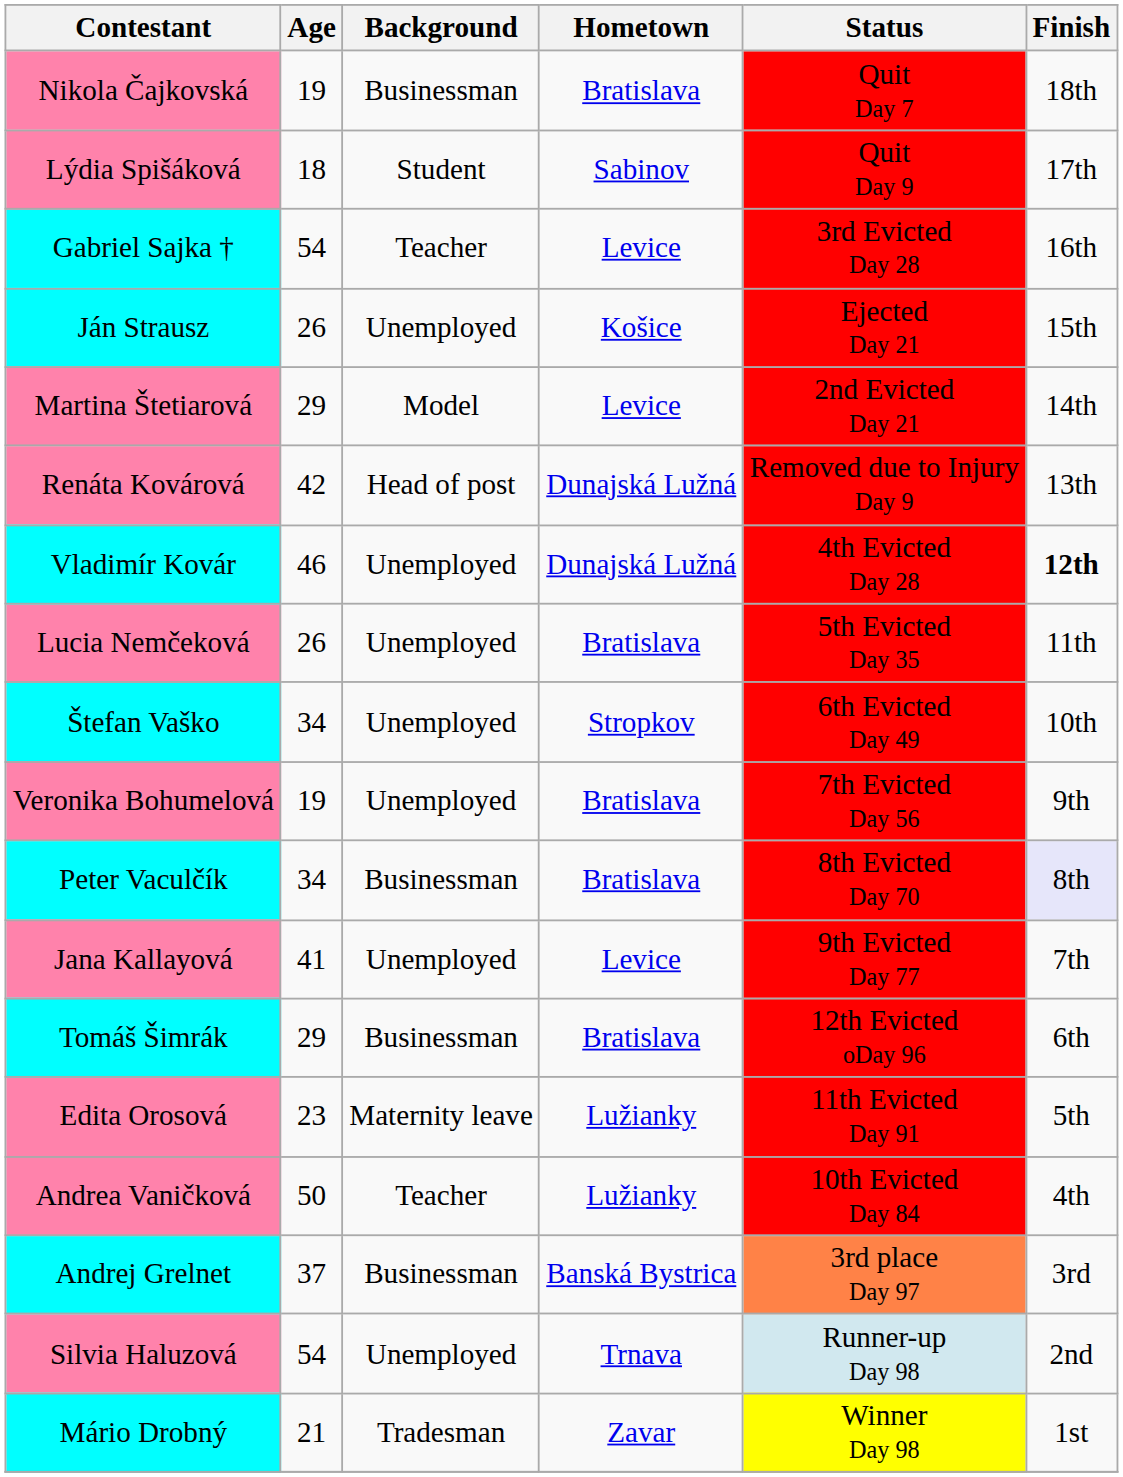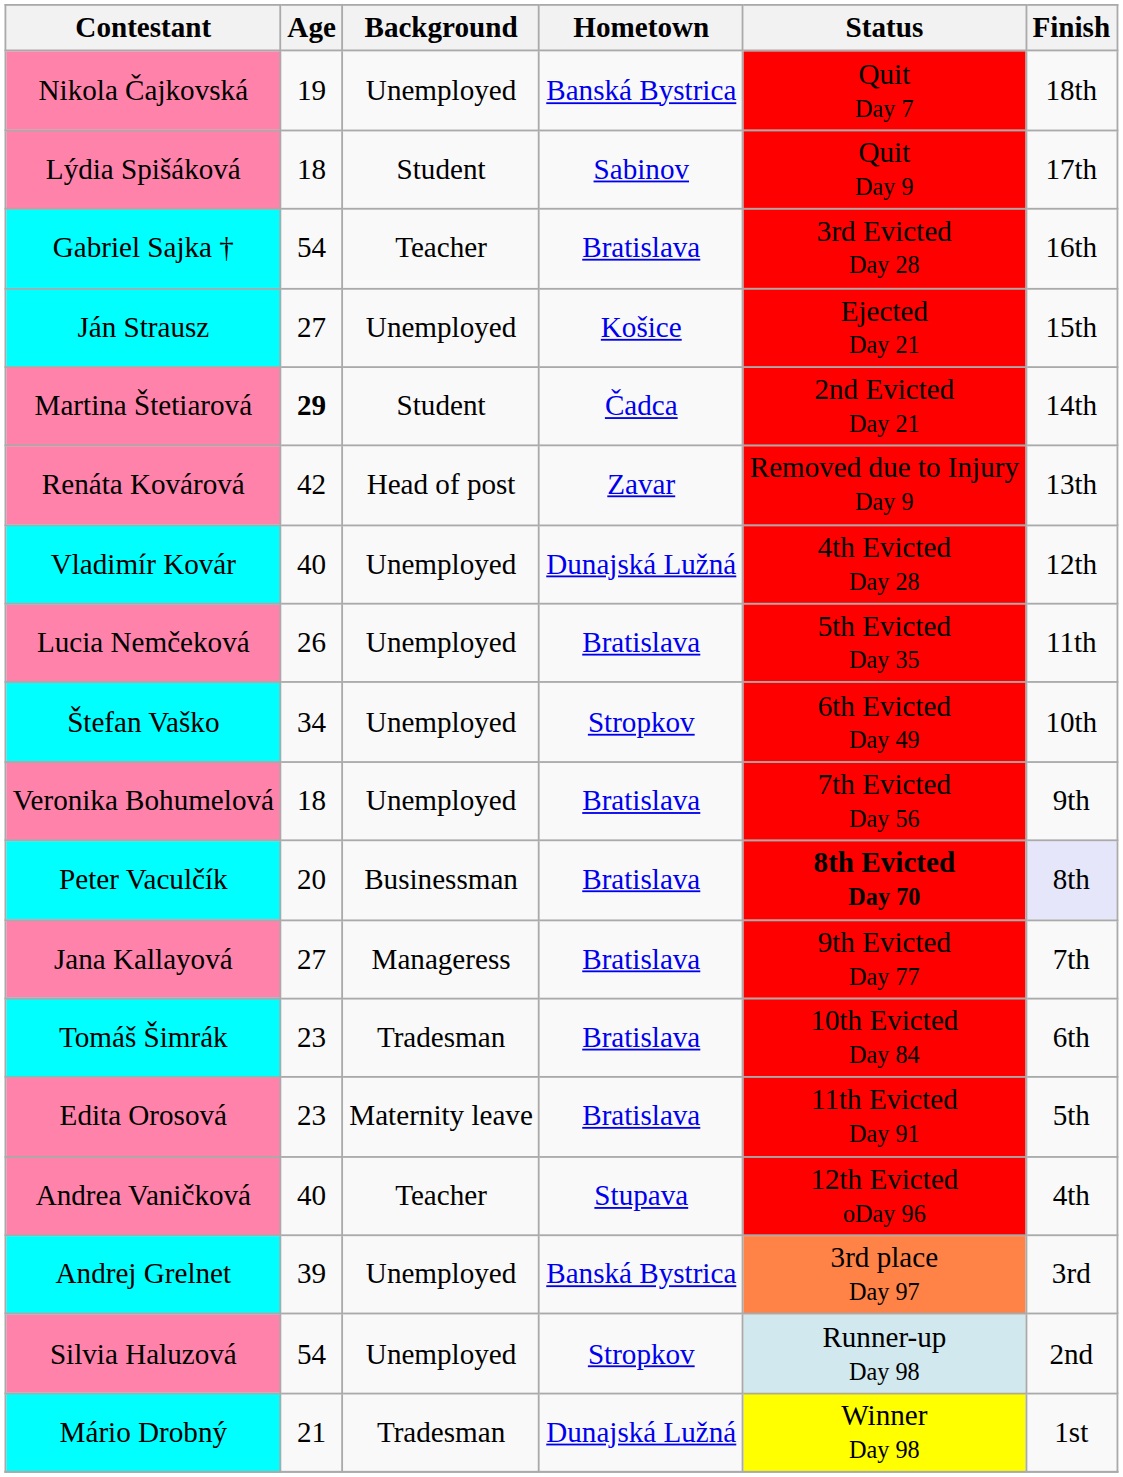(441, 90) Businessman -> (441, 90) Unemployed
(641, 90) Bratislava -> (641, 90) Banská Bystrica
(641, 248) Levice -> (641, 248) Bratislava
(312, 326) 26 -> (312, 326) 27
(312, 405) normal -> (312, 405) bold
(441, 405) Model -> (441, 405) Student
(641, 405) Levice -> (641, 405) Čadca
(641, 484) Dunajská Lužná -> (641, 484) Zavar
(312, 563) 46 -> (312, 563) 40
(1071, 563) bold -> (1071, 563) normal
(312, 800) 19 -> (312, 800) 18
(312, 879) 34 -> (312, 879) 20
(884, 879) normal -> (884, 879) bold
(312, 958) 41 -> (312, 958) 27
(441, 958) Unemployed -> (441, 958) Manageress
(641, 958) Levice -> (641, 958) Bratislava
(312, 1037) 29 -> (312, 1037) 23
(441, 1037) Businessman -> (441, 1037) Tradesman
(884, 1037) 12th Evicted oDay 96 -> (884, 1037) 10th Evicted Day 84
(641, 1116) Lužianky -> (641, 1116) Bratislava
(312, 1195) 50 -> (312, 1195) 40
(641, 1195) Lužianky -> (641, 1195) Stupava
(884, 1195) 10th Evicted Day 84 -> (884, 1195) 12th Evicted oDay 96
(312, 1274) 37 -> (312, 1274) 39
(441, 1274) Businessman -> (441, 1274) Unemployed
(641, 1353) Trnava -> (641, 1353) Stropkov
(641, 1432) Zavar -> (641, 1432) Dunajská Lužná
